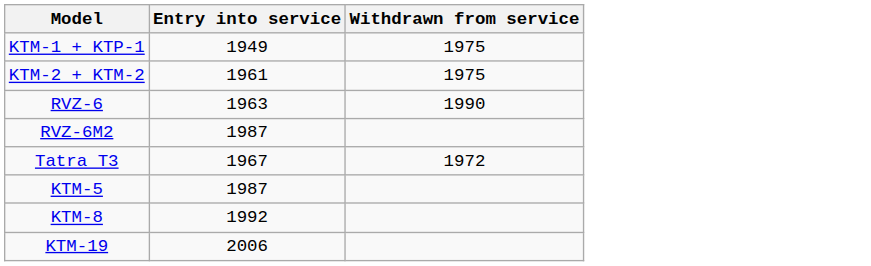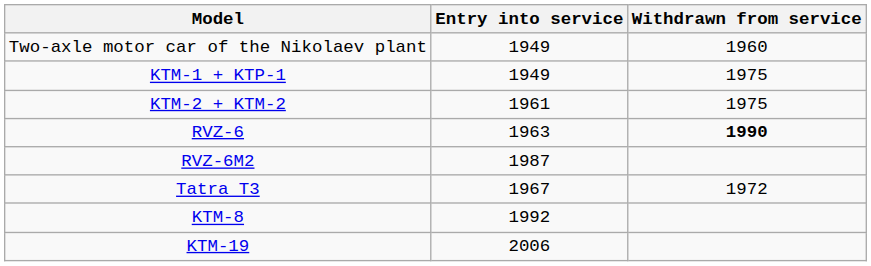+ row: (218, 47)
(464, 104) normal -> (747, 132) bold
- row: (77, 189)
